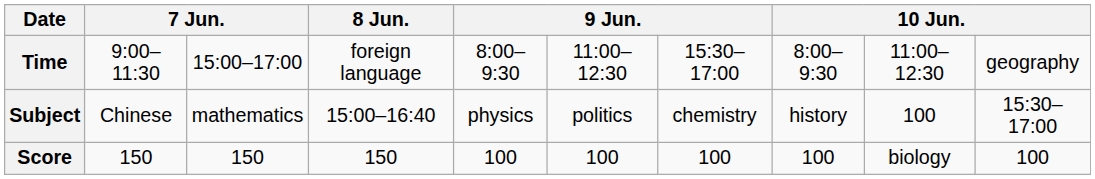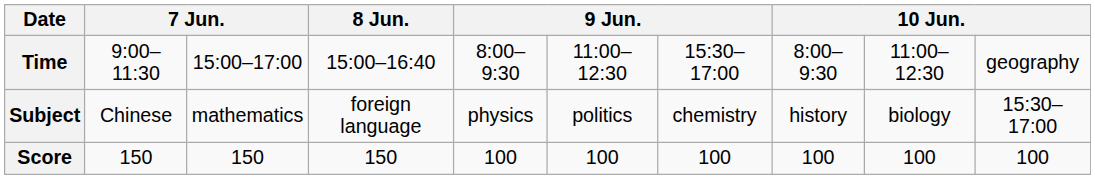(381, 62) foreign language -> (381, 62) 15:00–16:40
(381, 115) 15:00–16:40 -> (381, 115) foreign language
(919, 115) 100 -> (919, 115) biology
(919, 158) biology -> (919, 158) 100
